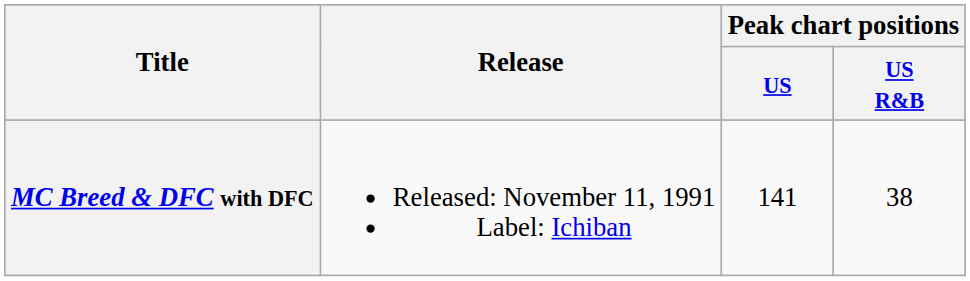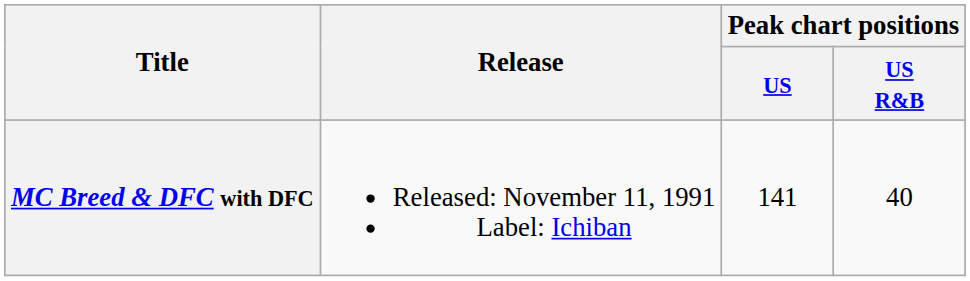(899, 197) 38 -> (899, 197) 40
